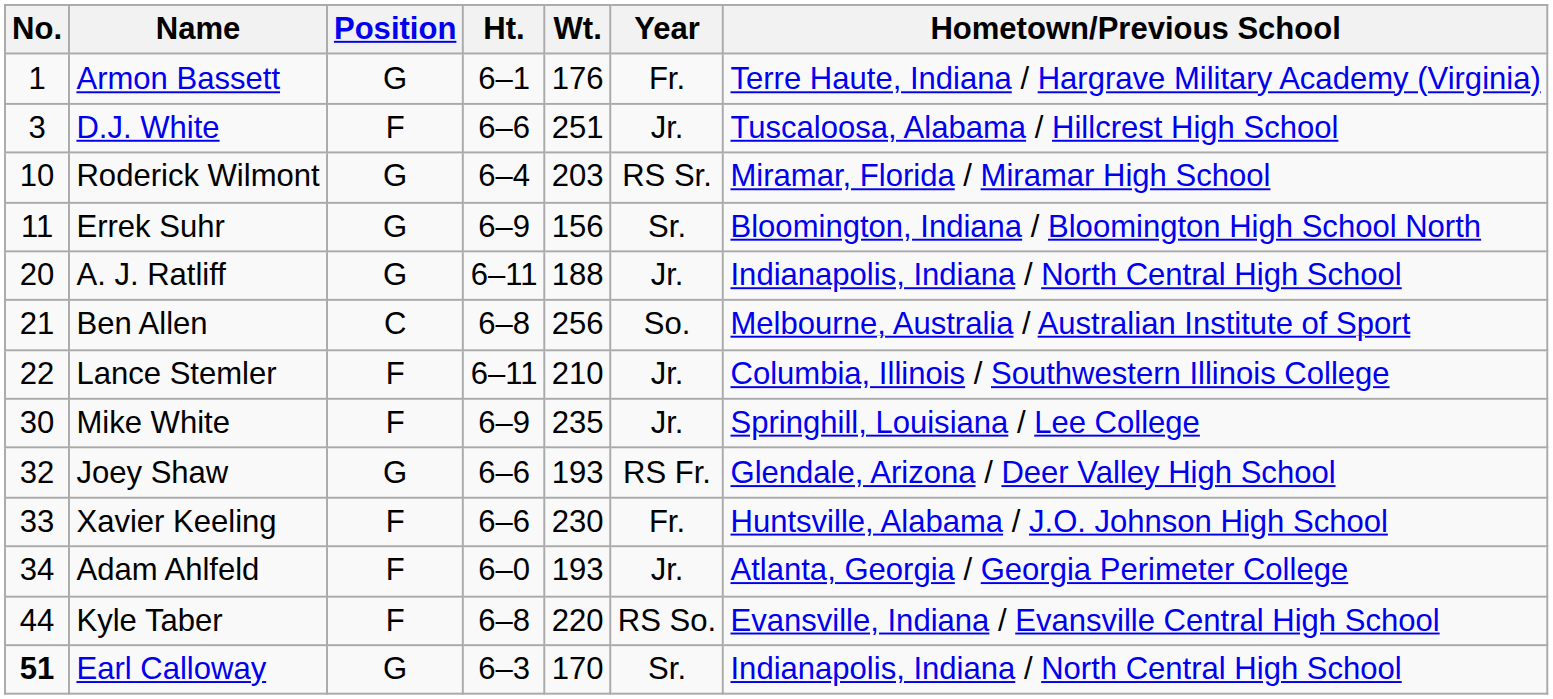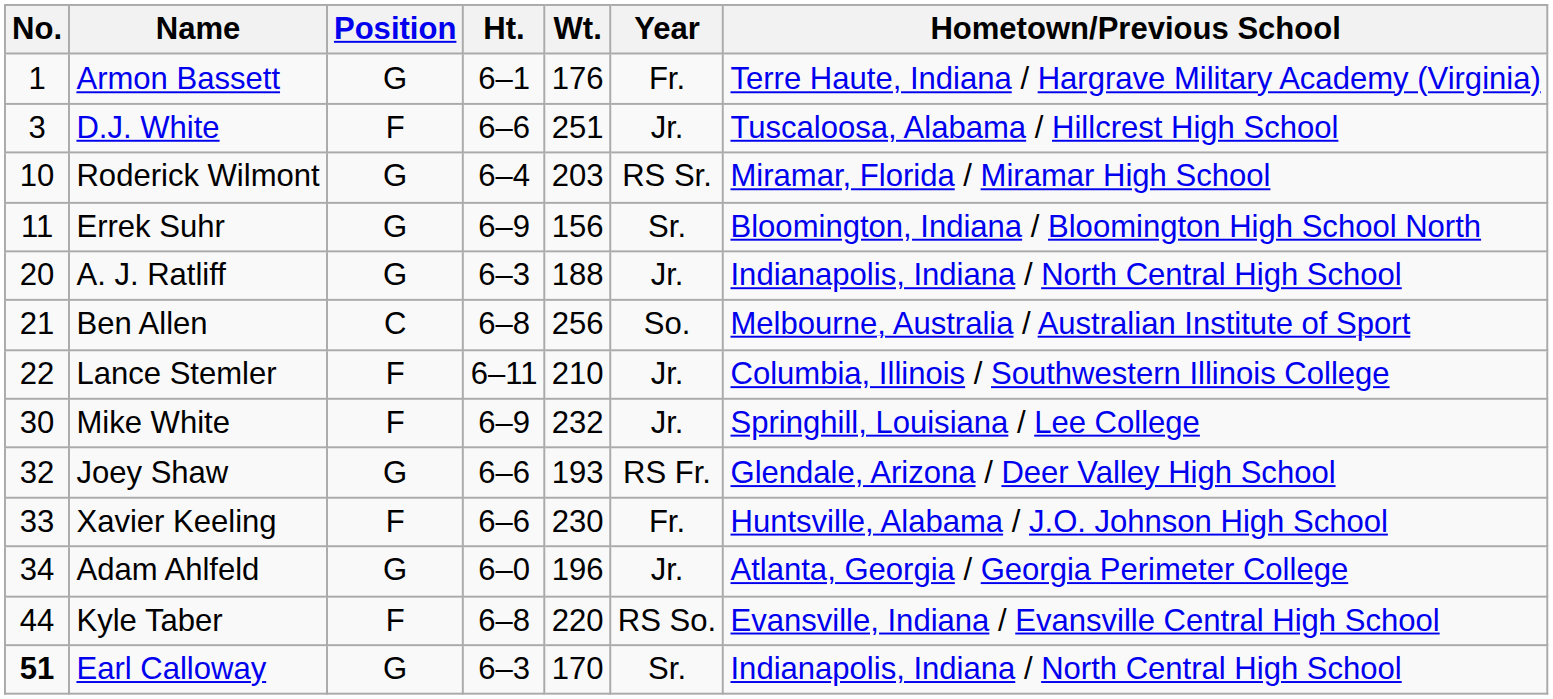(504, 275) 6–11 -> (504, 275) 6–3
(578, 422) 235 -> (578, 422) 232
(395, 570) F -> (395, 570) G
(578, 570) 193 -> (578, 570) 196
